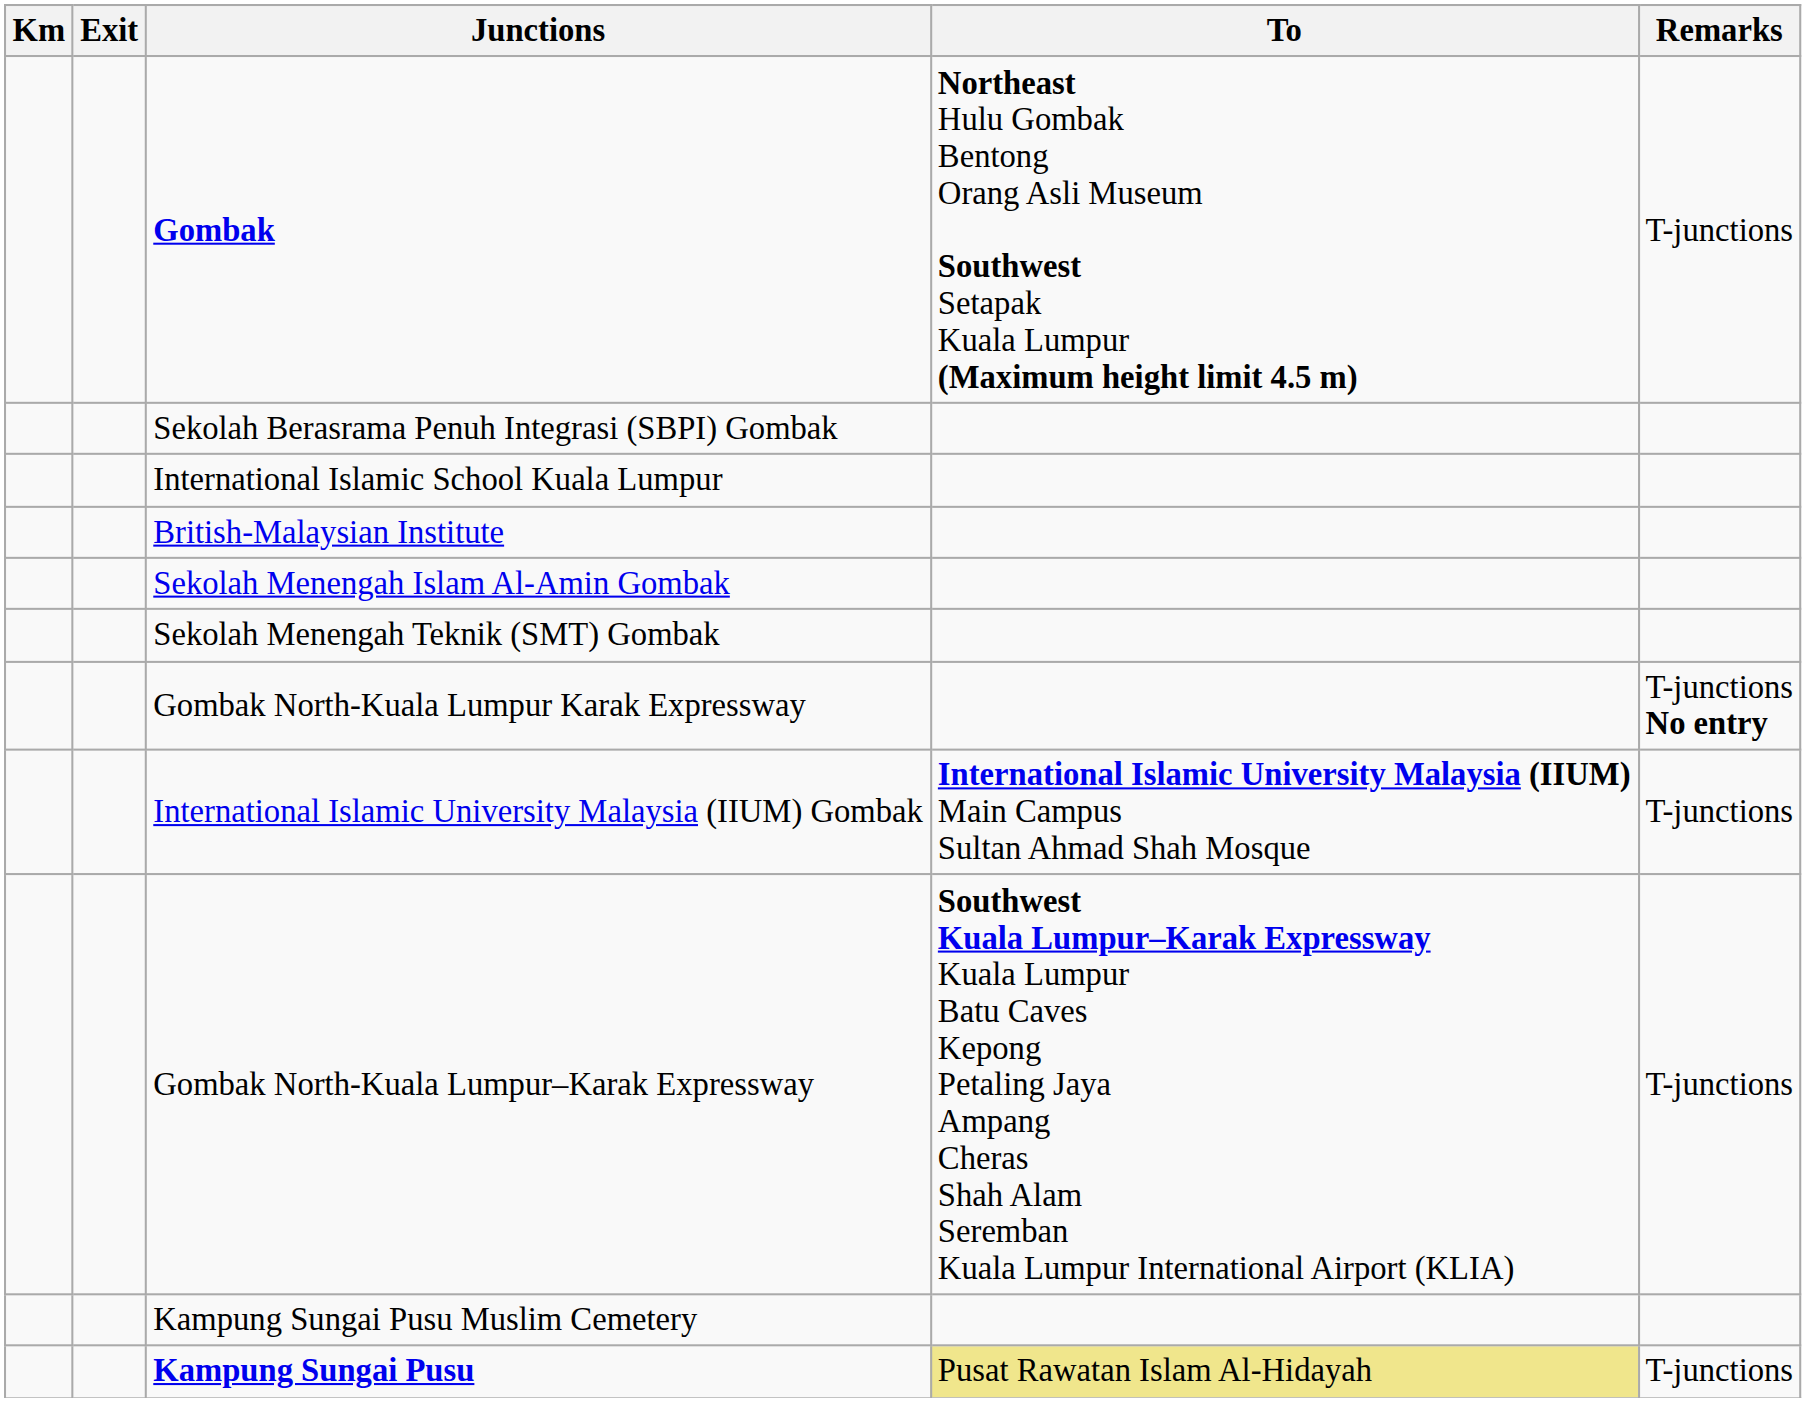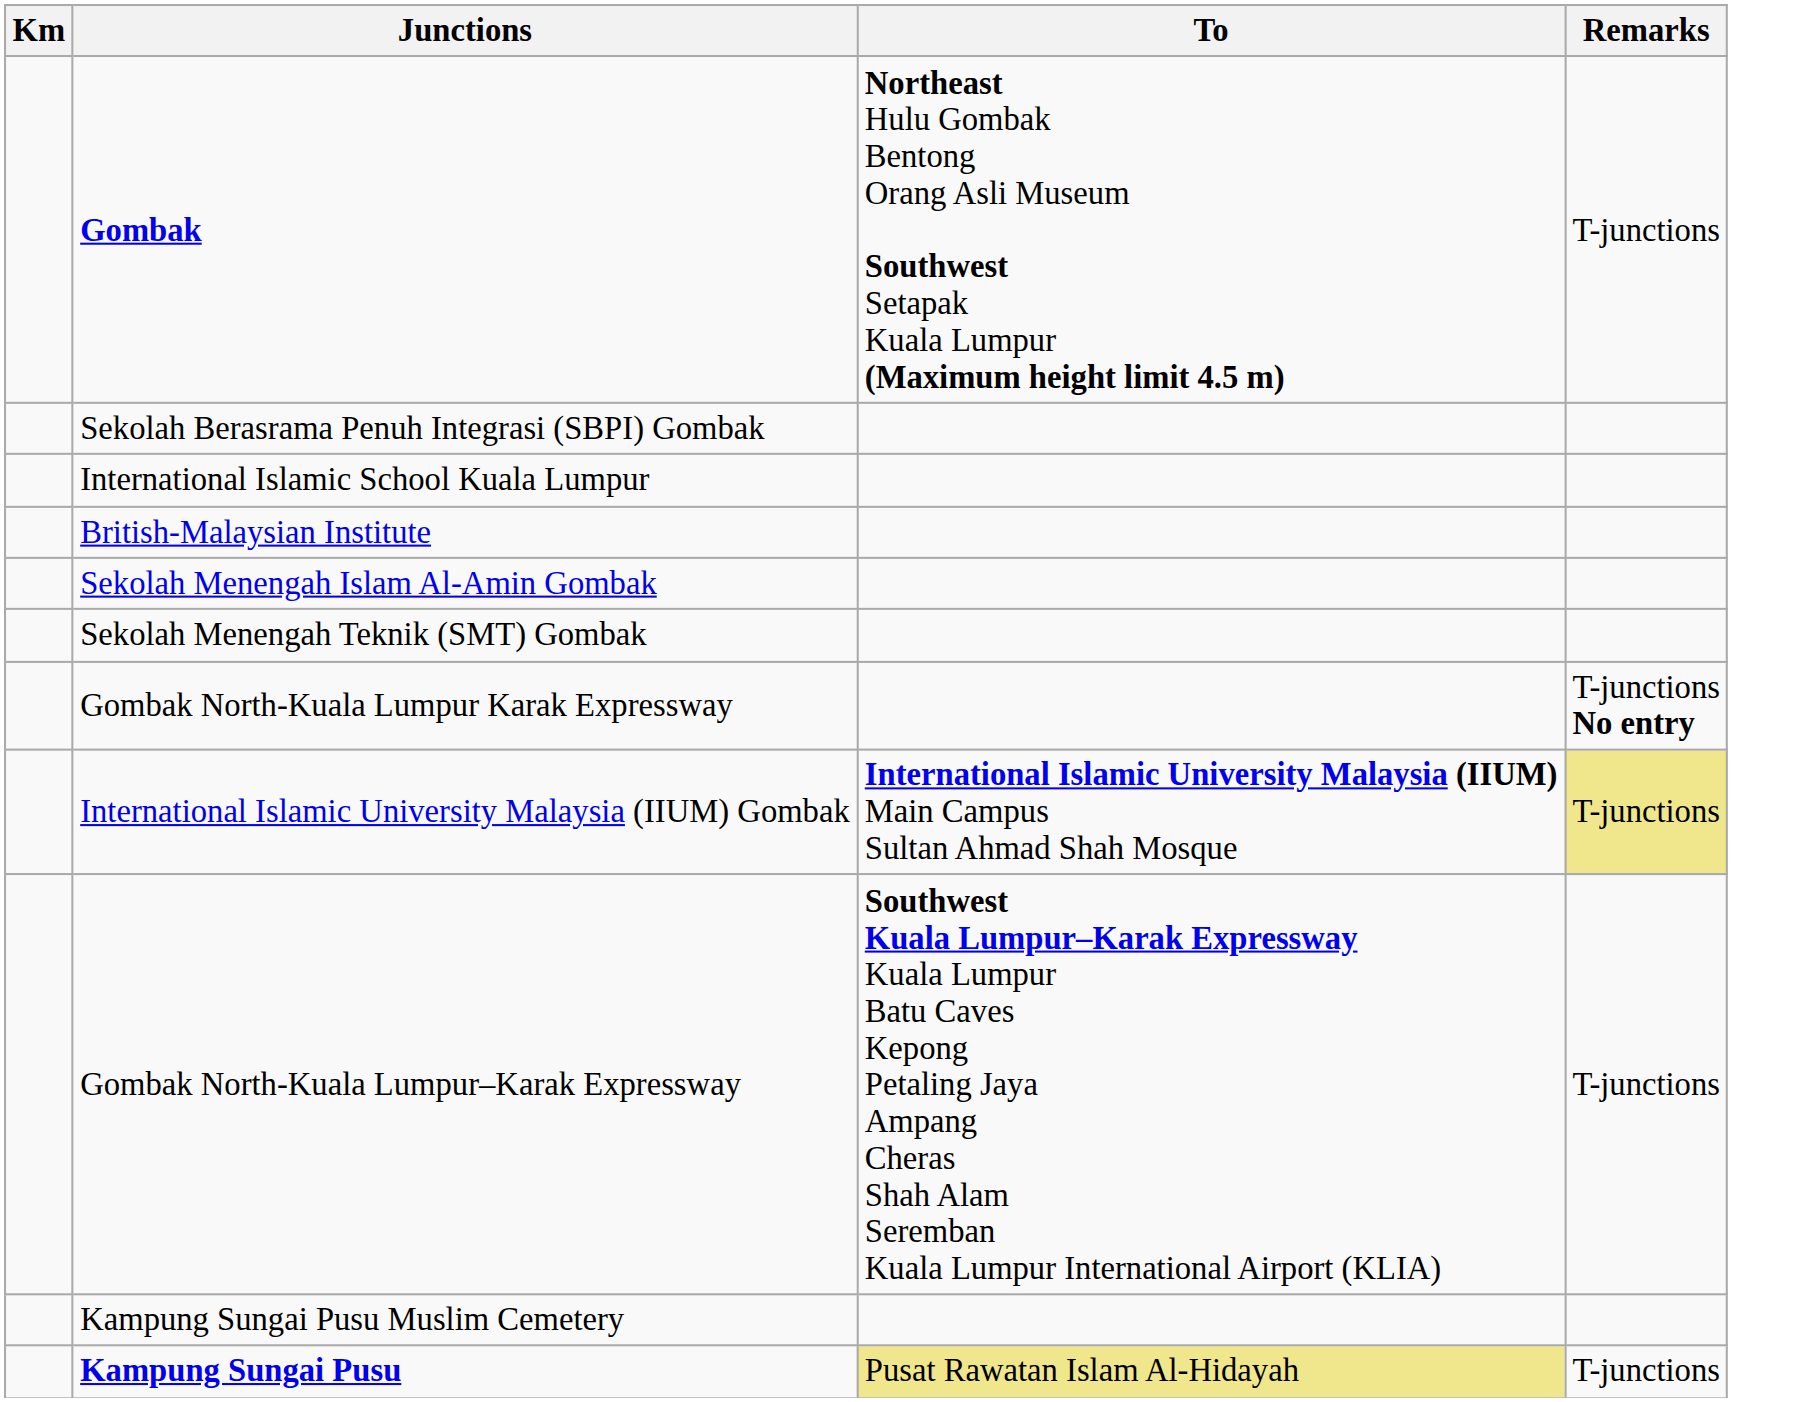- column: (109, 30)
(1719, 811) no background -> (1646, 811) khaki background
